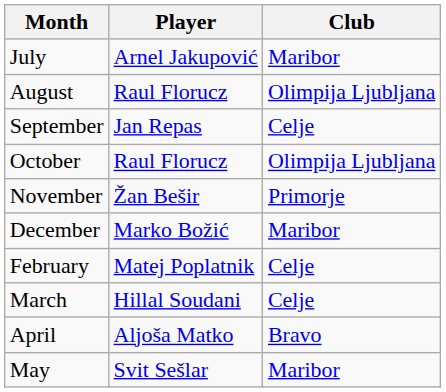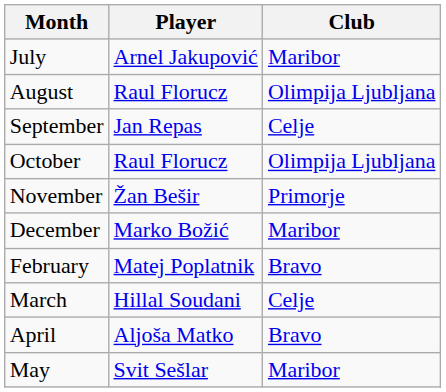(291, 265) Celje -> (295, 265) Bravo
